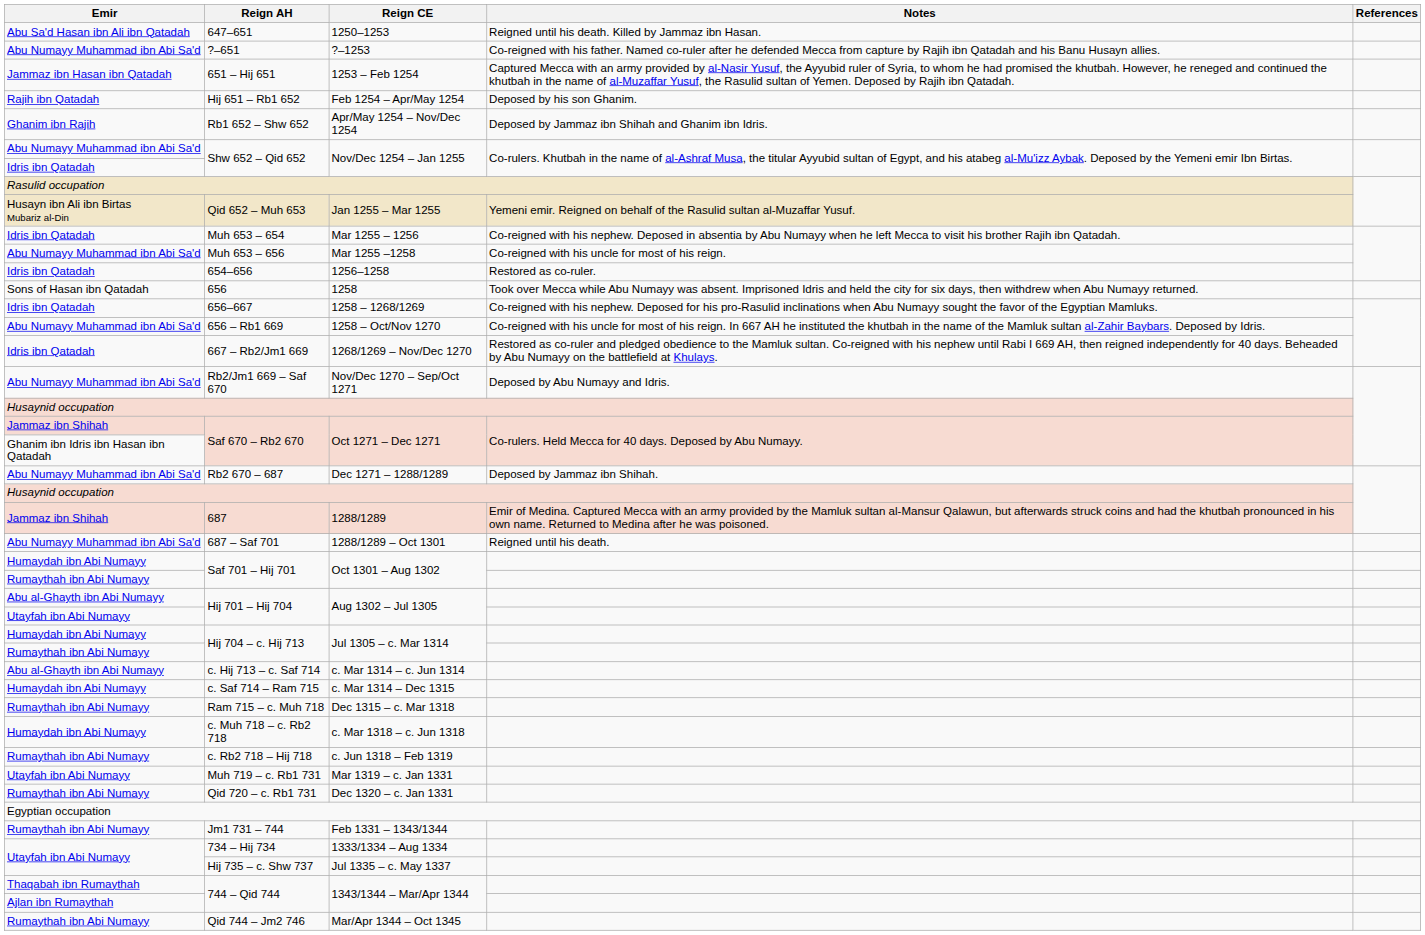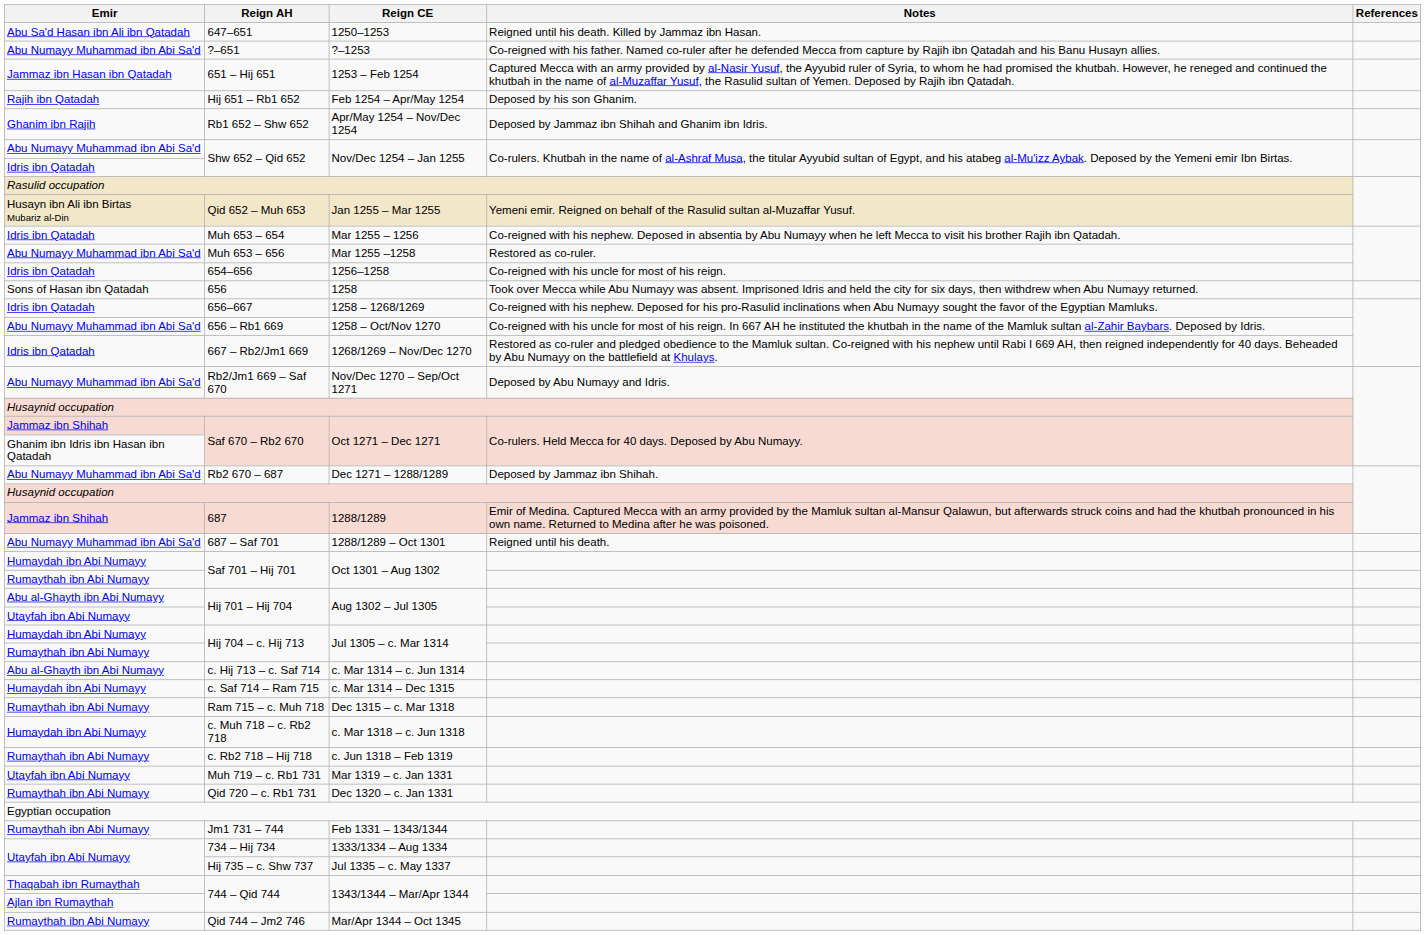(608, 253) Co-reigned with his uncle for most of his reign. -> (543, 253) Restored as co-ruler.
(543, 271) Restored as co-ruler. -> (608, 271) Co-reigned with his uncle for most of his reign.
